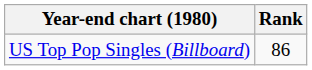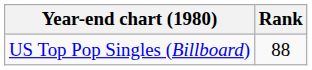(281, 49) 86 -> (281, 49) 88
